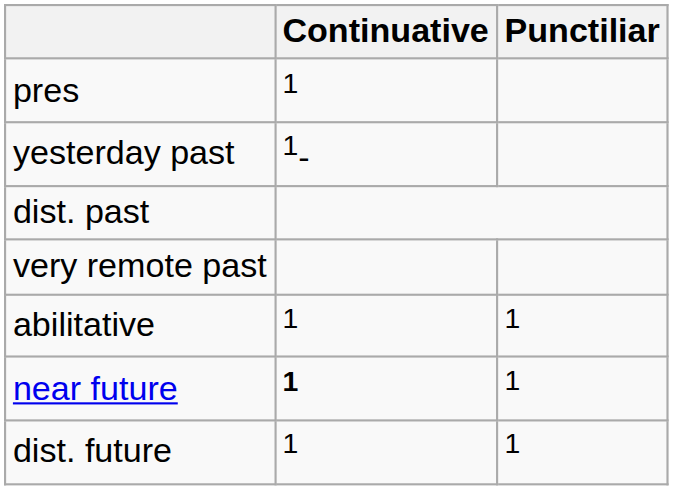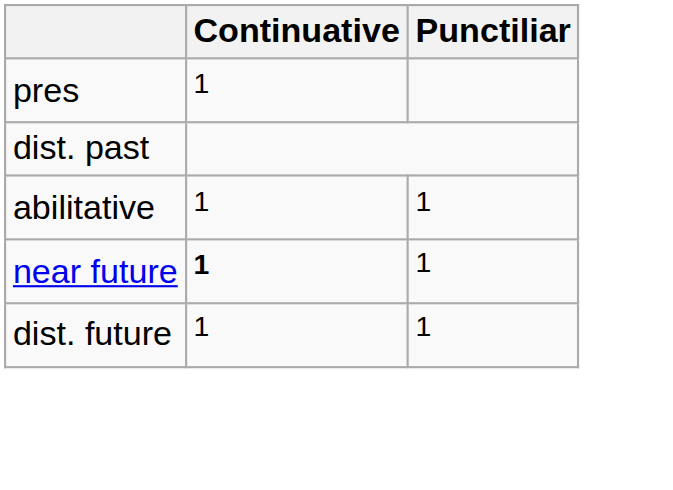- row: (124, 153)
- row: (140, 266)
